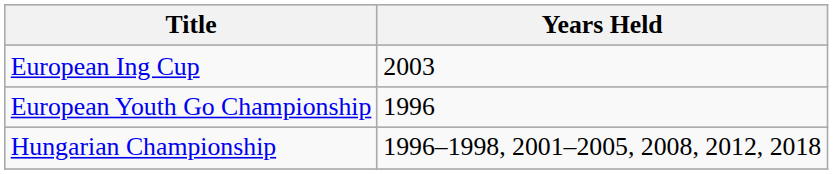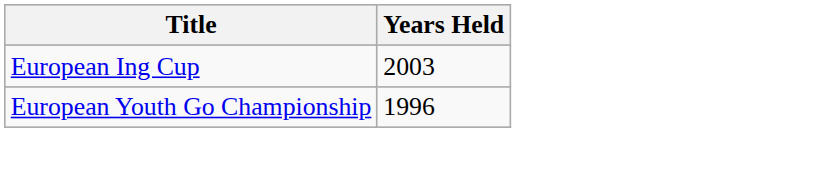- row: (143, 147)
